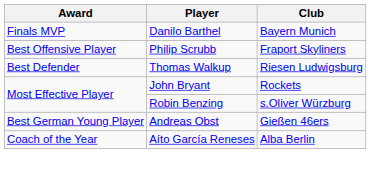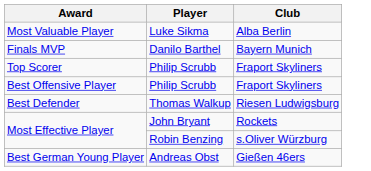+ row: (60, 31)
+ row: (34, 67)
- row: (52, 139)
